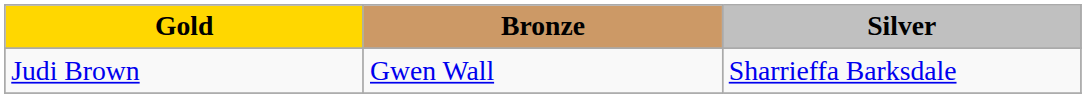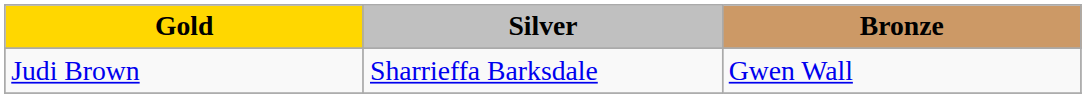columns swapped: (902, 26) <-> (543, 26)
